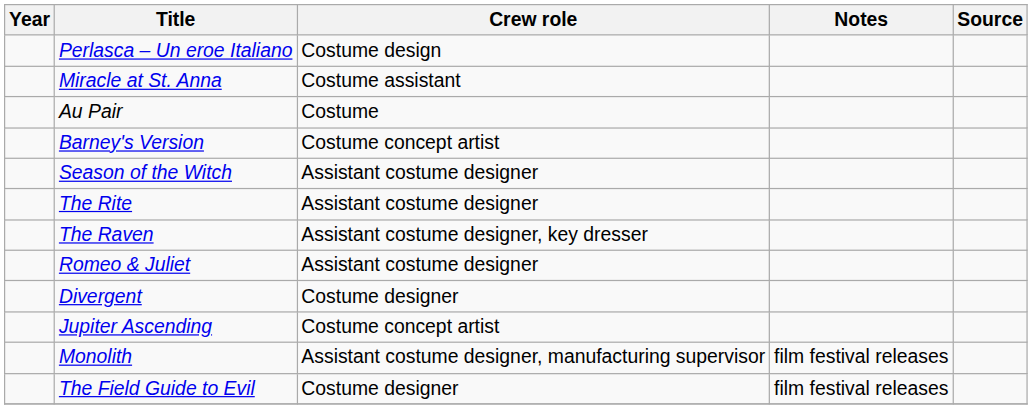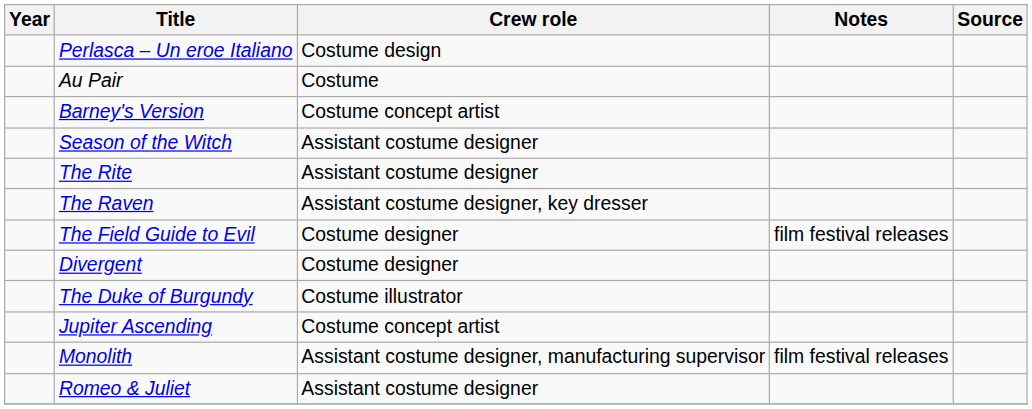- row: (140, 81)
rows swapped: (125, 265) <-> (157, 388)
+ row: (156, 296)
